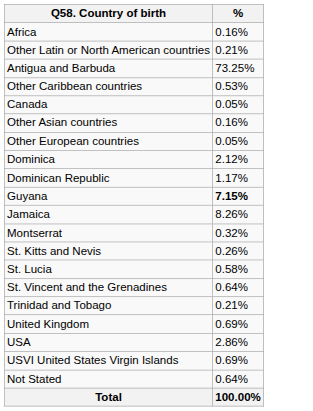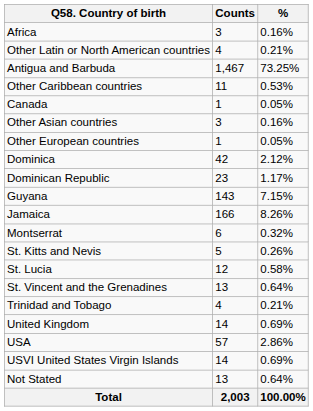+ column: (235, 13)
(232, 196) bold -> (277, 196) normal
